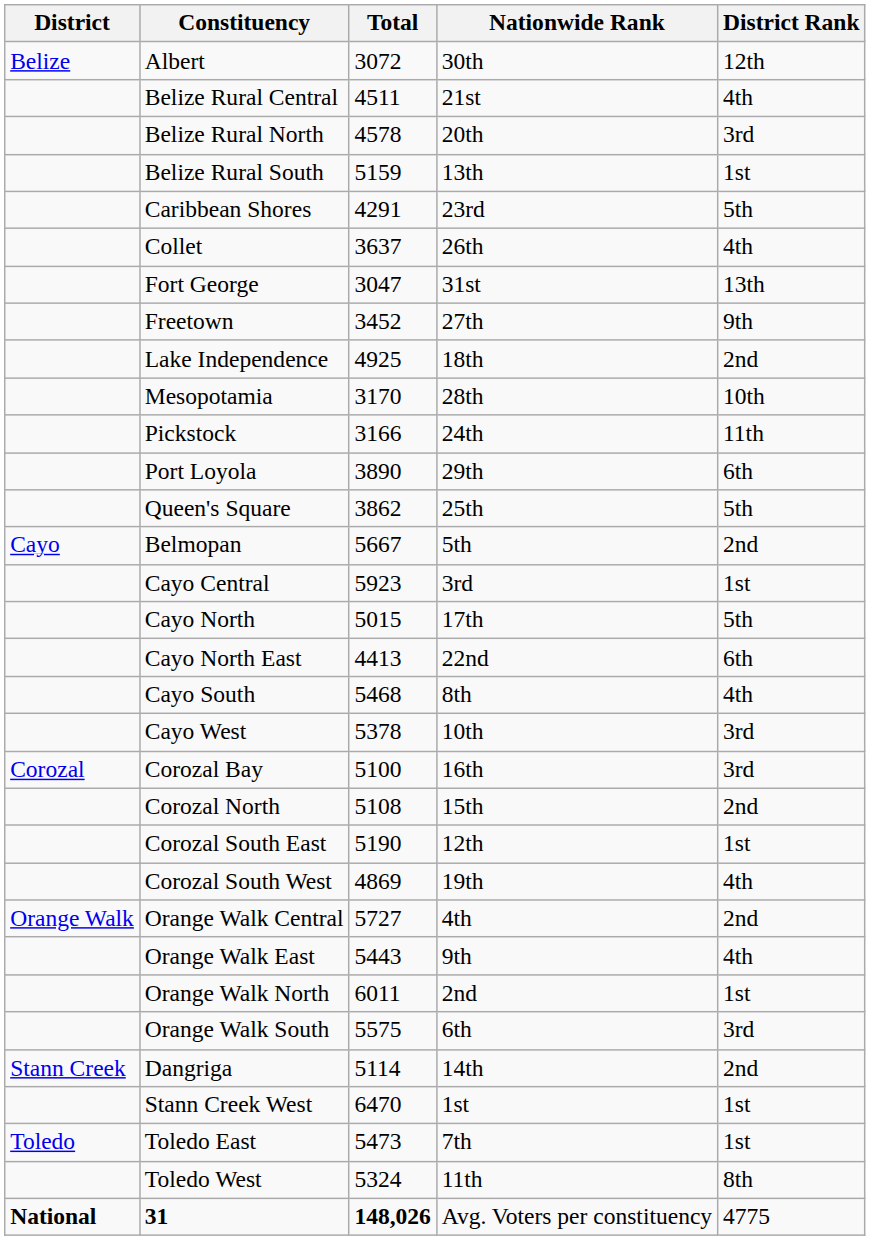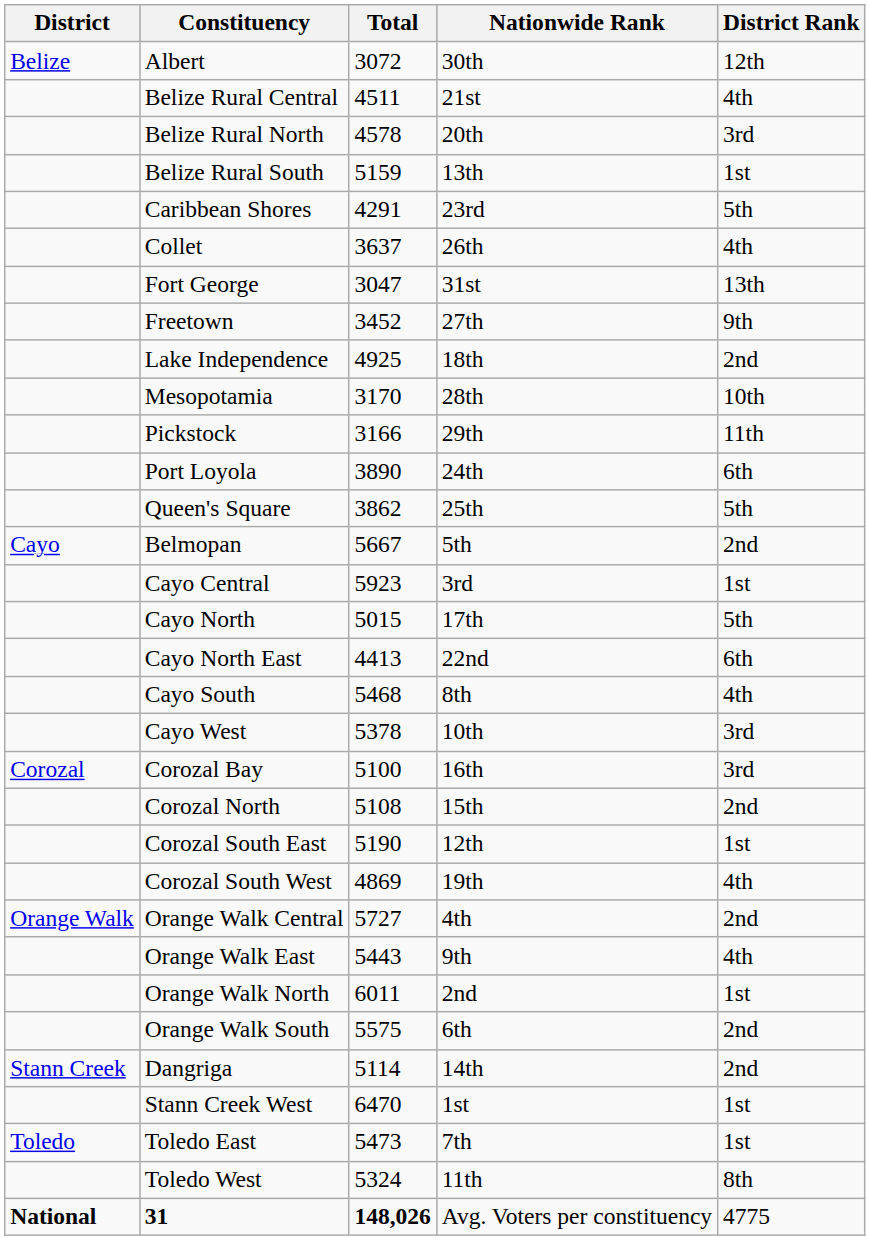(463, 433) 24th -> (463, 433) 29th
(463, 470) 29th -> (463, 470) 24th
(739, 1030) 3rd -> (741, 1030) 2nd
